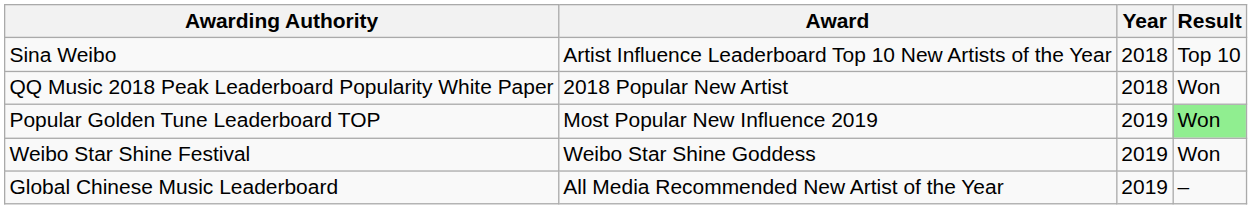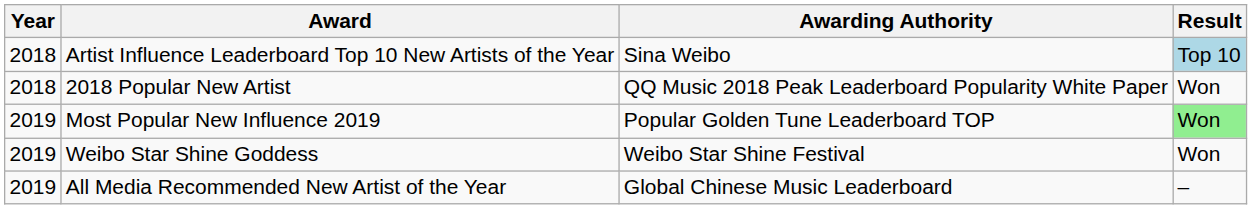columns swapped: (1145, 21) <-> (282, 21)
(1209, 54) no background -> (1209, 54) lightblue background
